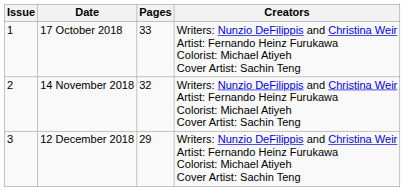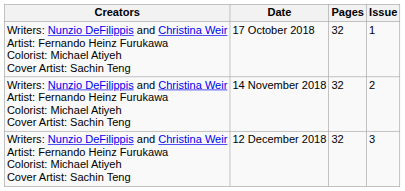columns swapped: (21, 13) <-> (287, 13)
(145, 30) 33 -> (338, 30) 32
(145, 140) 29 -> (338, 140) 32
